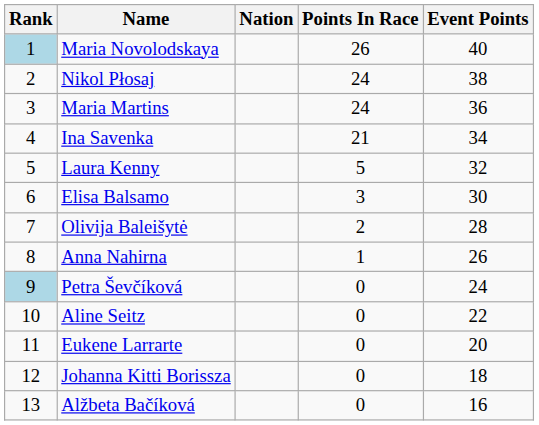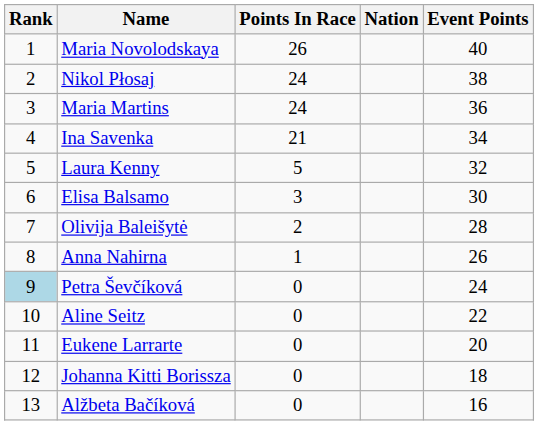columns swapped: (266, 19) <-> (360, 19)
(31, 49) lightblue background -> (31, 49) no background
